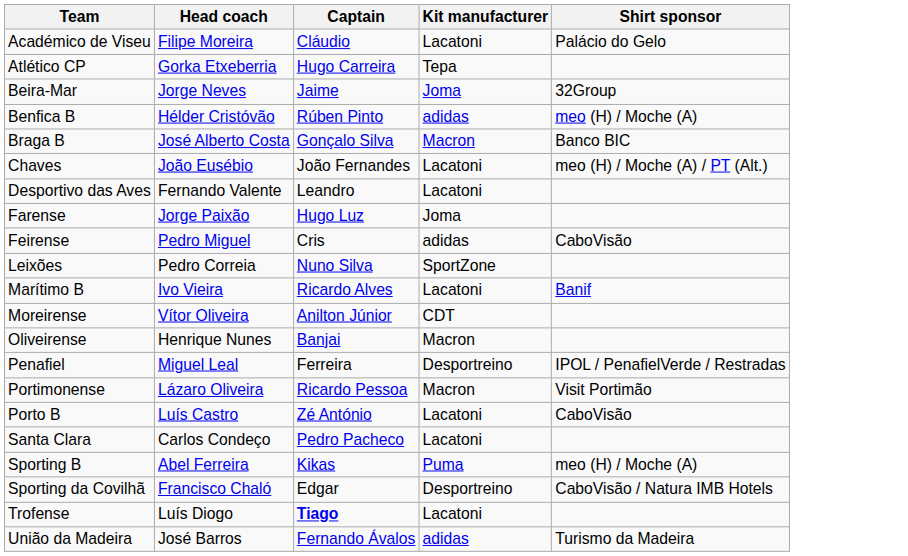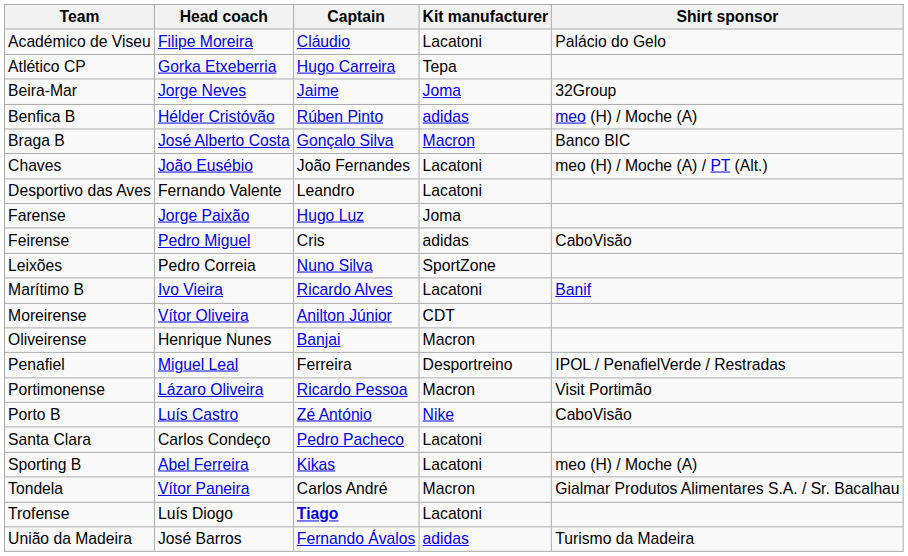(452, 414) Lacatoni -> (438, 414) Nike
(443, 464) Puma -> (452, 464) Lacatoni
- row: (77, 489)
+ row: (36, 489)
